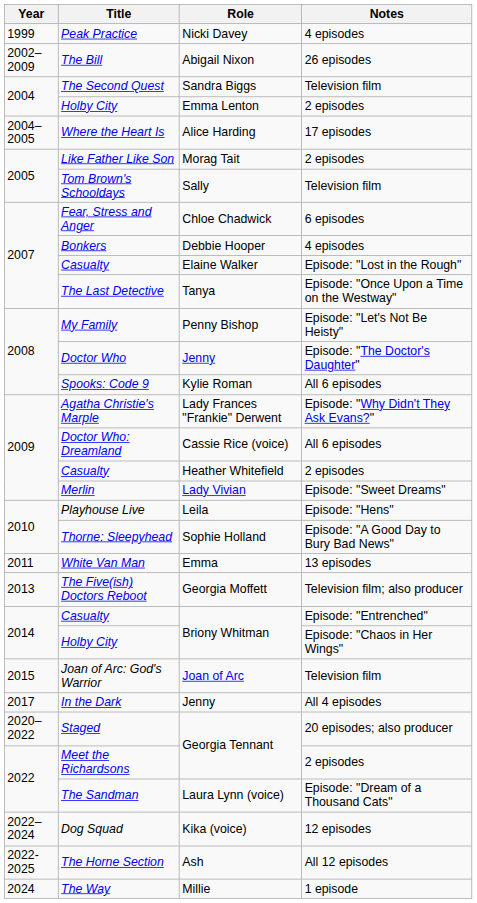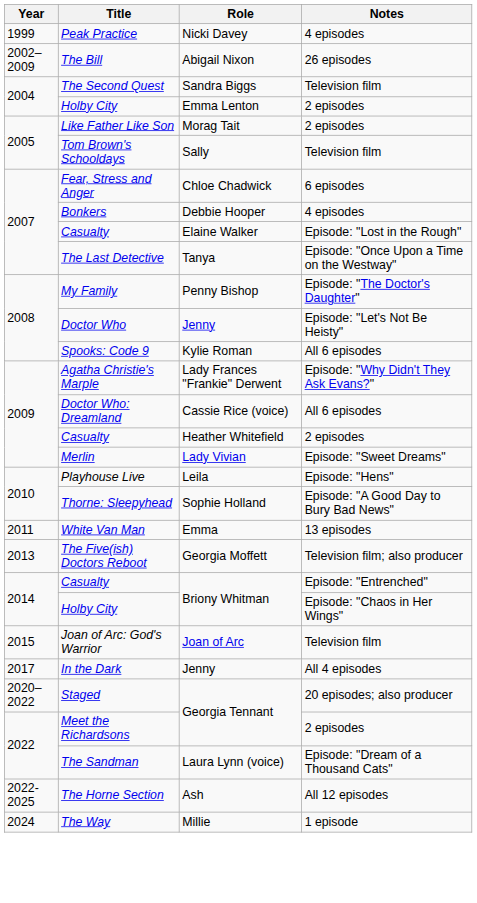- row: (113, 132)
(366, 324) Episode: "Let's Not Be Heisty" -> (367, 291) Episode: "The Doctor's Daughter"
(367, 358) Episode: "The Doctor's Daughter" -> (366, 324) Episode: "Let's Not Be Heisty"
- row: (92, 829)
